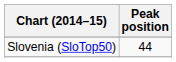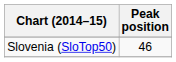(145, 47) 44 -> (145, 47) 46
